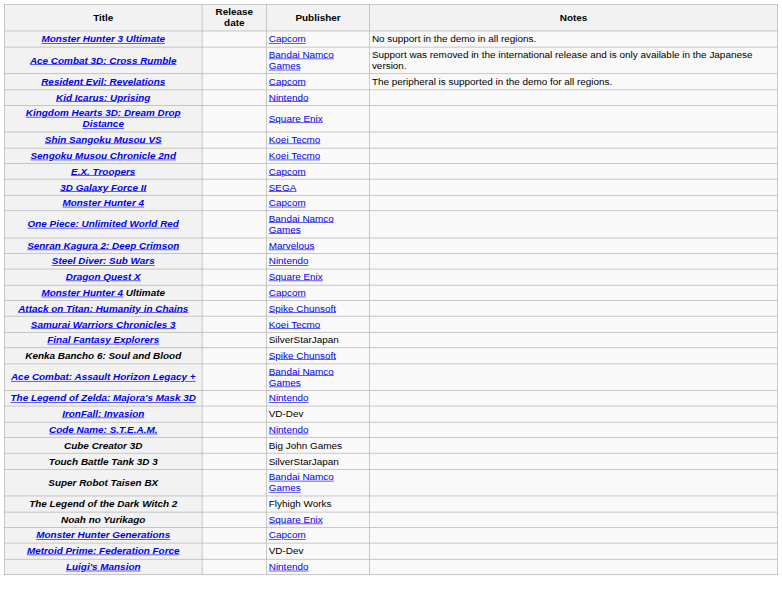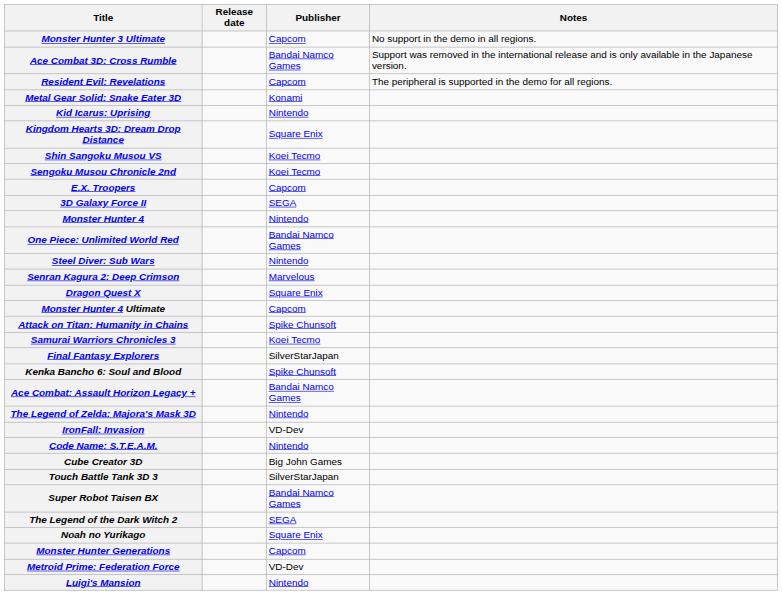+ row: (103, 97)
(287, 203) Capcom -> (289, 218) Nintendo
rows swapped: (103, 261) <-> (103, 245)
(300, 504) Flyhigh Works -> (283, 519) SEGA
